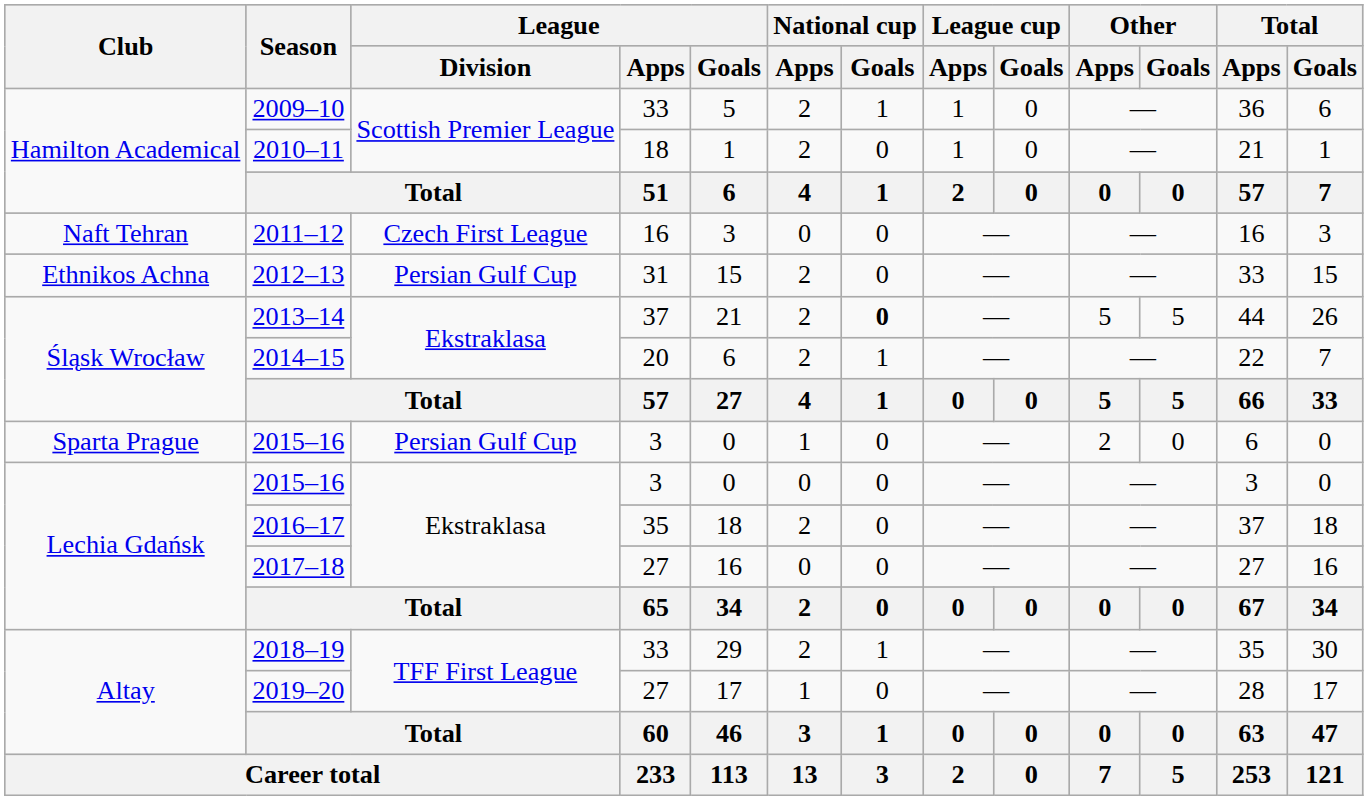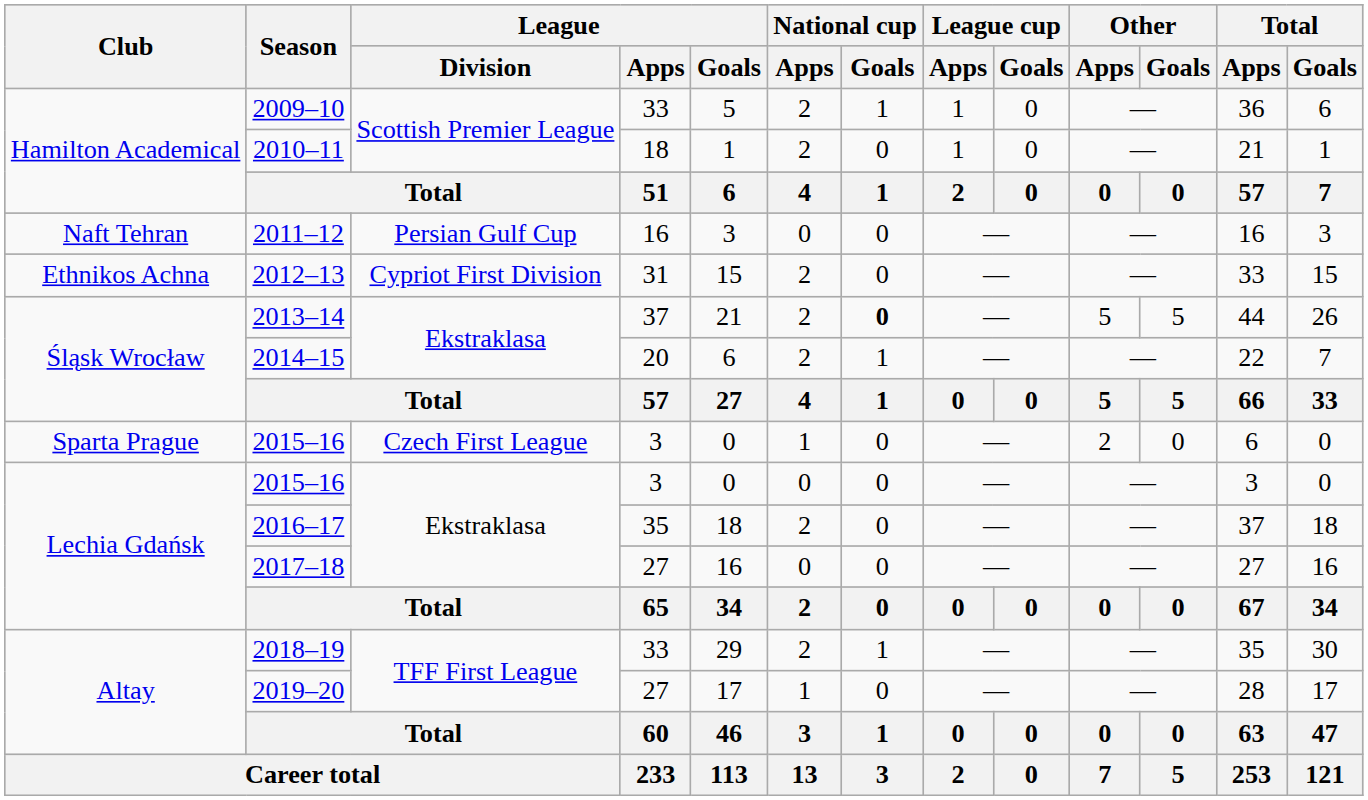(485, 233) Czech First League -> (485, 233) Persian Gulf Cup
(485, 274) Persian Gulf Cup -> (485, 274) Cypriot First Division
(485, 441) Persian Gulf Cup -> (485, 441) Czech First League
